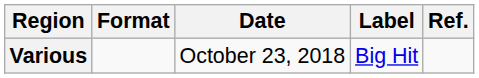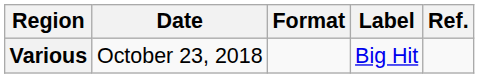columns swapped: (262, 21) <-> (133, 21)
